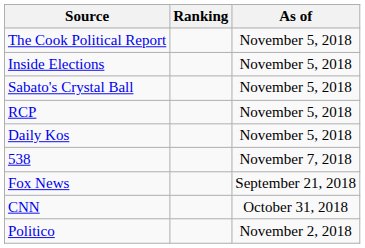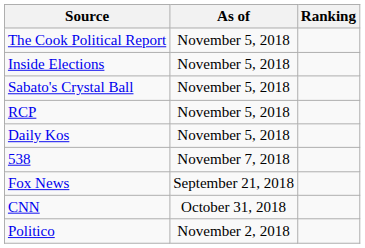columns swapped: (201, 16) <-> (296, 16)
